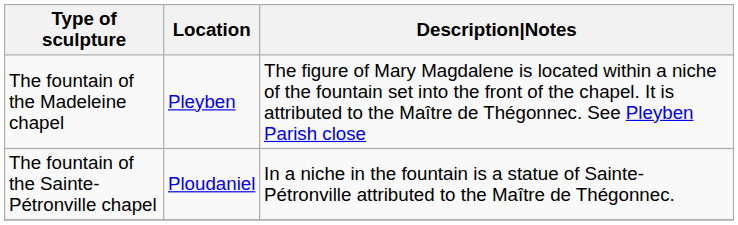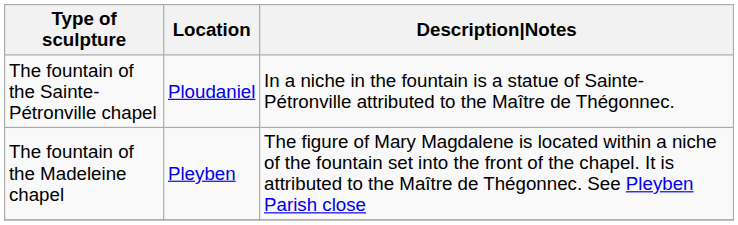rows swapped: (71, 101) <-> (83, 184)
